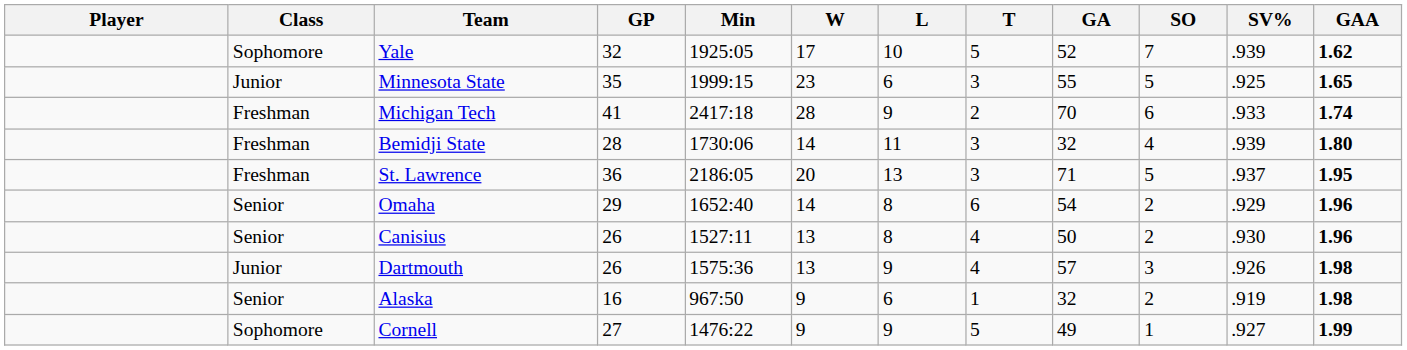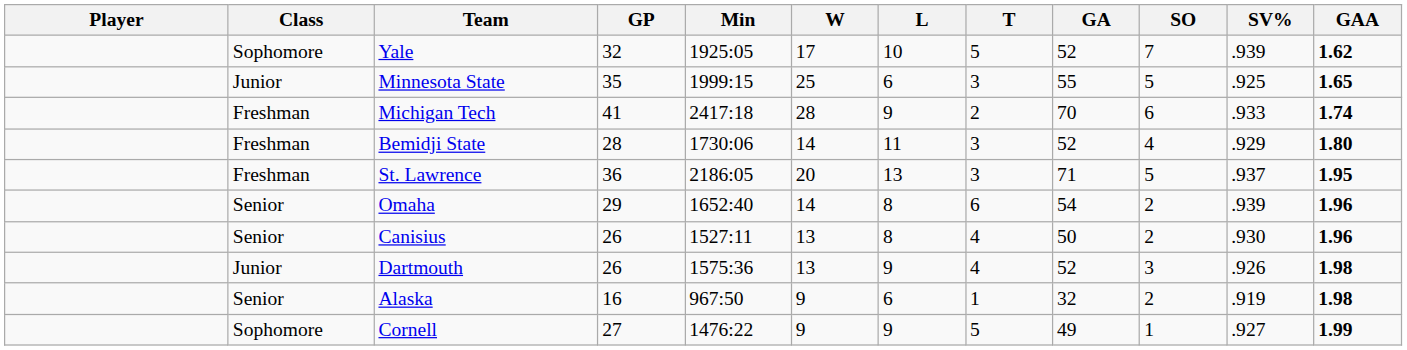(806, 81) 23 -> (806, 81) 25
(1067, 143) 32 -> (1067, 143) 52
(1248, 143) .939 -> (1248, 143) .929
(1248, 205) .929 -> (1248, 205) .939
(1067, 267) 57 -> (1067, 267) 52
